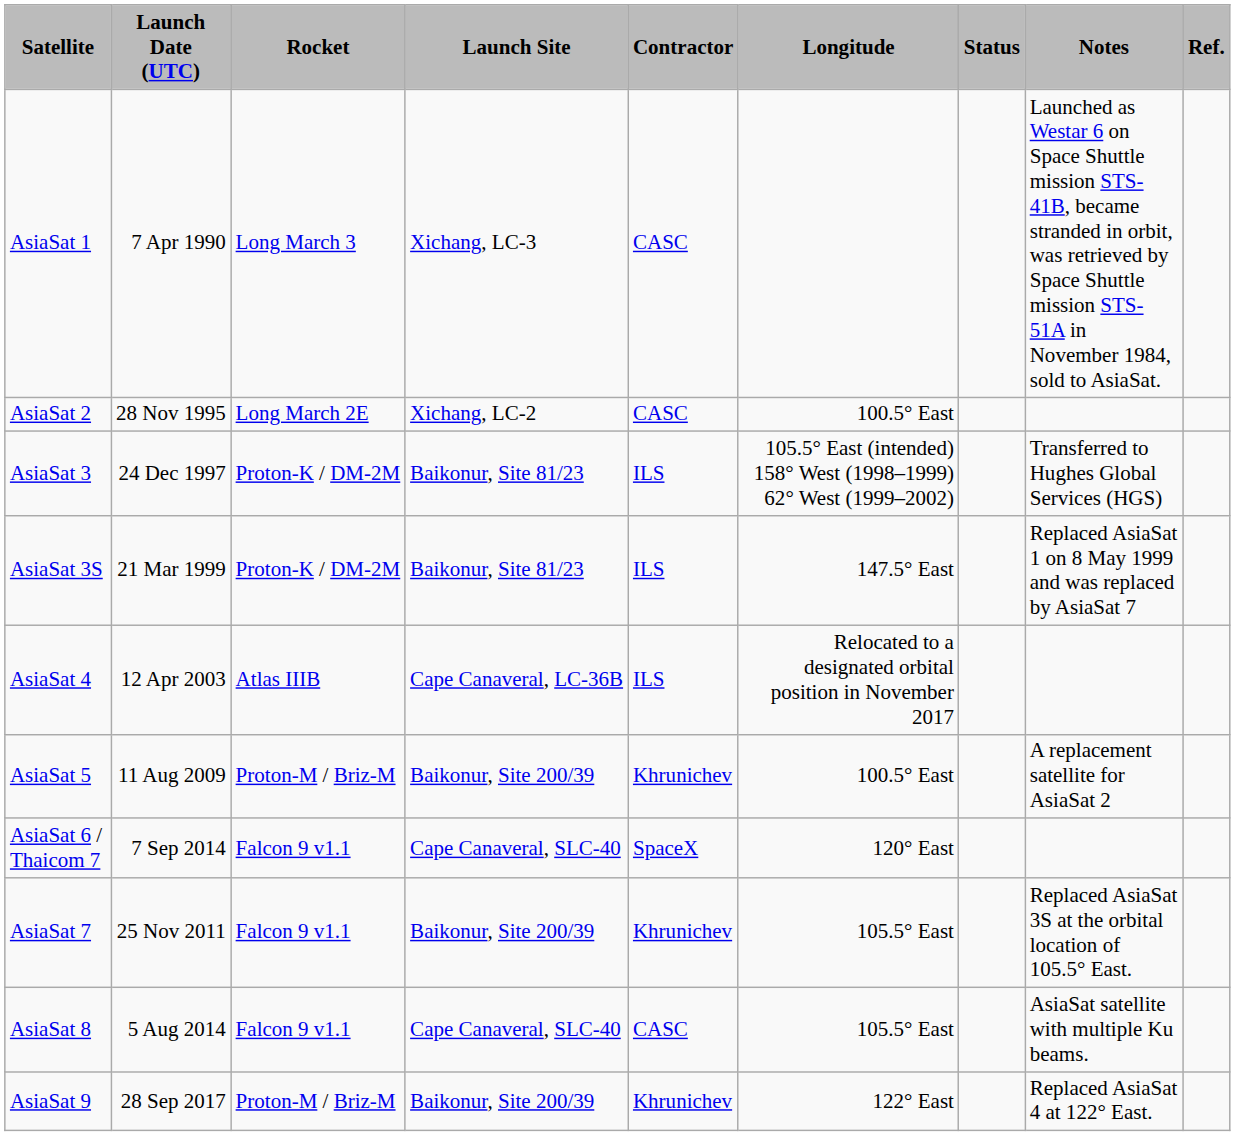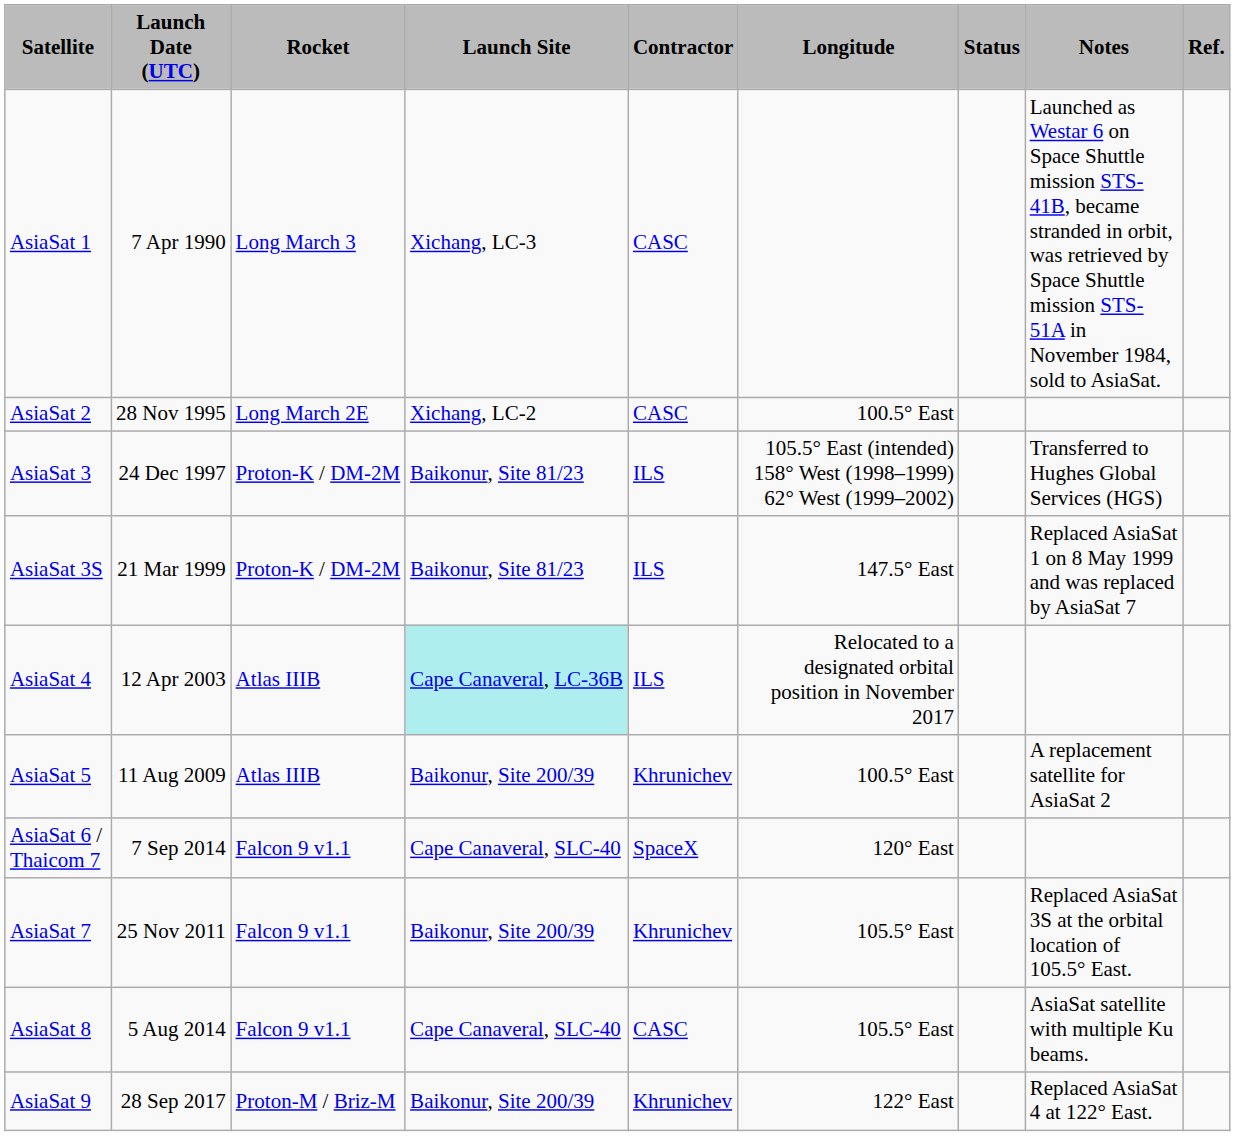(517, 679) no background -> (517, 679) paleturquoise background
(316, 776) Proton-M / Briz-M -> (278, 776) Atlas IIIB
